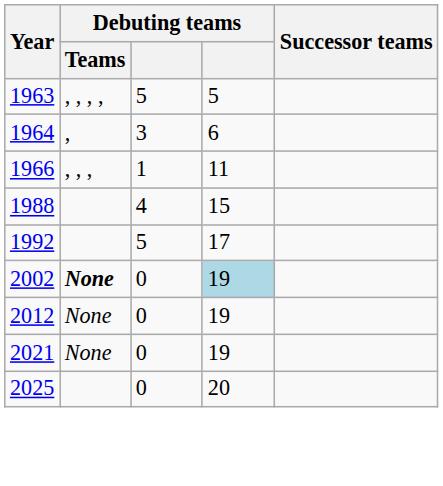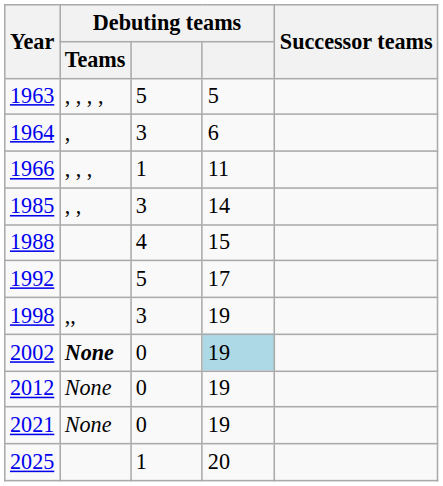+ row: (32, 206)
+ row: (32, 315)
(141, 388) 0 -> (141, 462) 1
